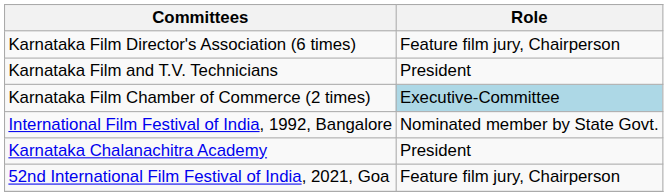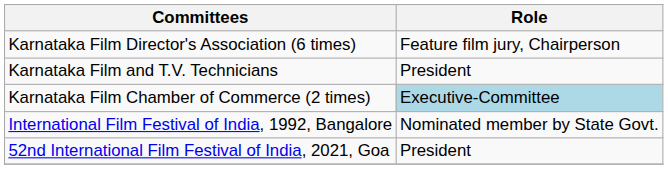- row: (138, 151)
(510, 177) Feature film jury, Chairperson -> (435, 151) President
